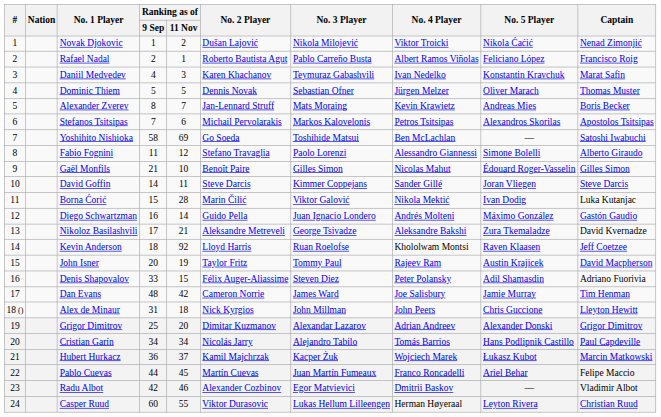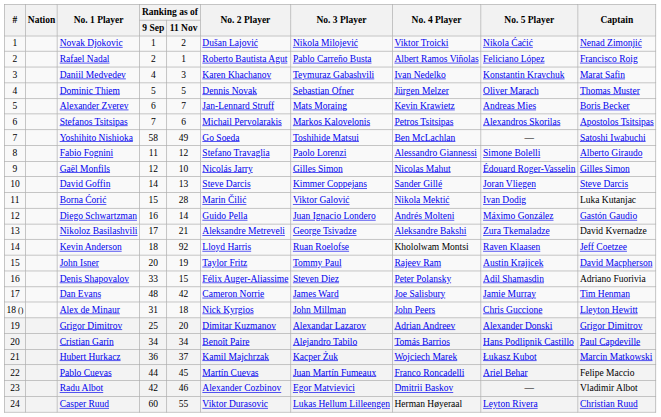(153, 106) 8 -> (153, 106) 6
(184, 138) 69 -> (184, 138) 49
(153, 169) 21 -> (153, 169) 12
(226, 169) Benoît Paire -> (228, 169) Nicolás Jarry
(184, 185) 11 -> (184, 185) 13
(228, 341) Nicolás Jarry -> (226, 341) Benoît Paire
